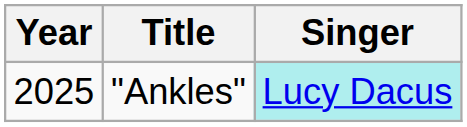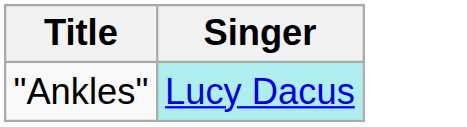- column: (54, 33)
